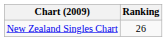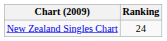(141, 28) 26 -> (141, 28) 24
